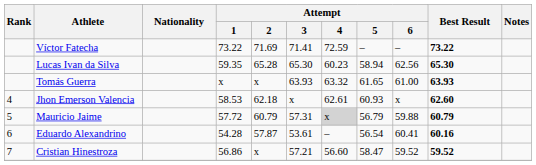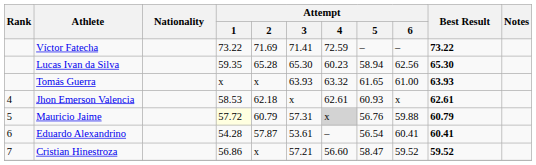(442, 99) 62.60 -> (442, 99) 62.61
(230, 117) no background -> (230, 117) lightyellow background
(371, 117) 56.79 -> (371, 117) 56.76
(442, 134) 60.16 -> (442, 134) 60.41
